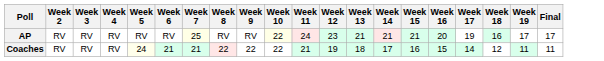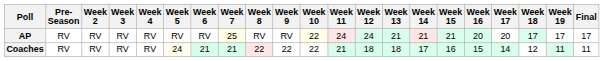+ column: (64, 17)
(333, 36) 23 -> (369, 36) 24
(469, 36) 19 -> (505, 36) 20
(497, 36) 16 -> (533, 36) 17
(333, 50) 19 -> (369, 50) 18
